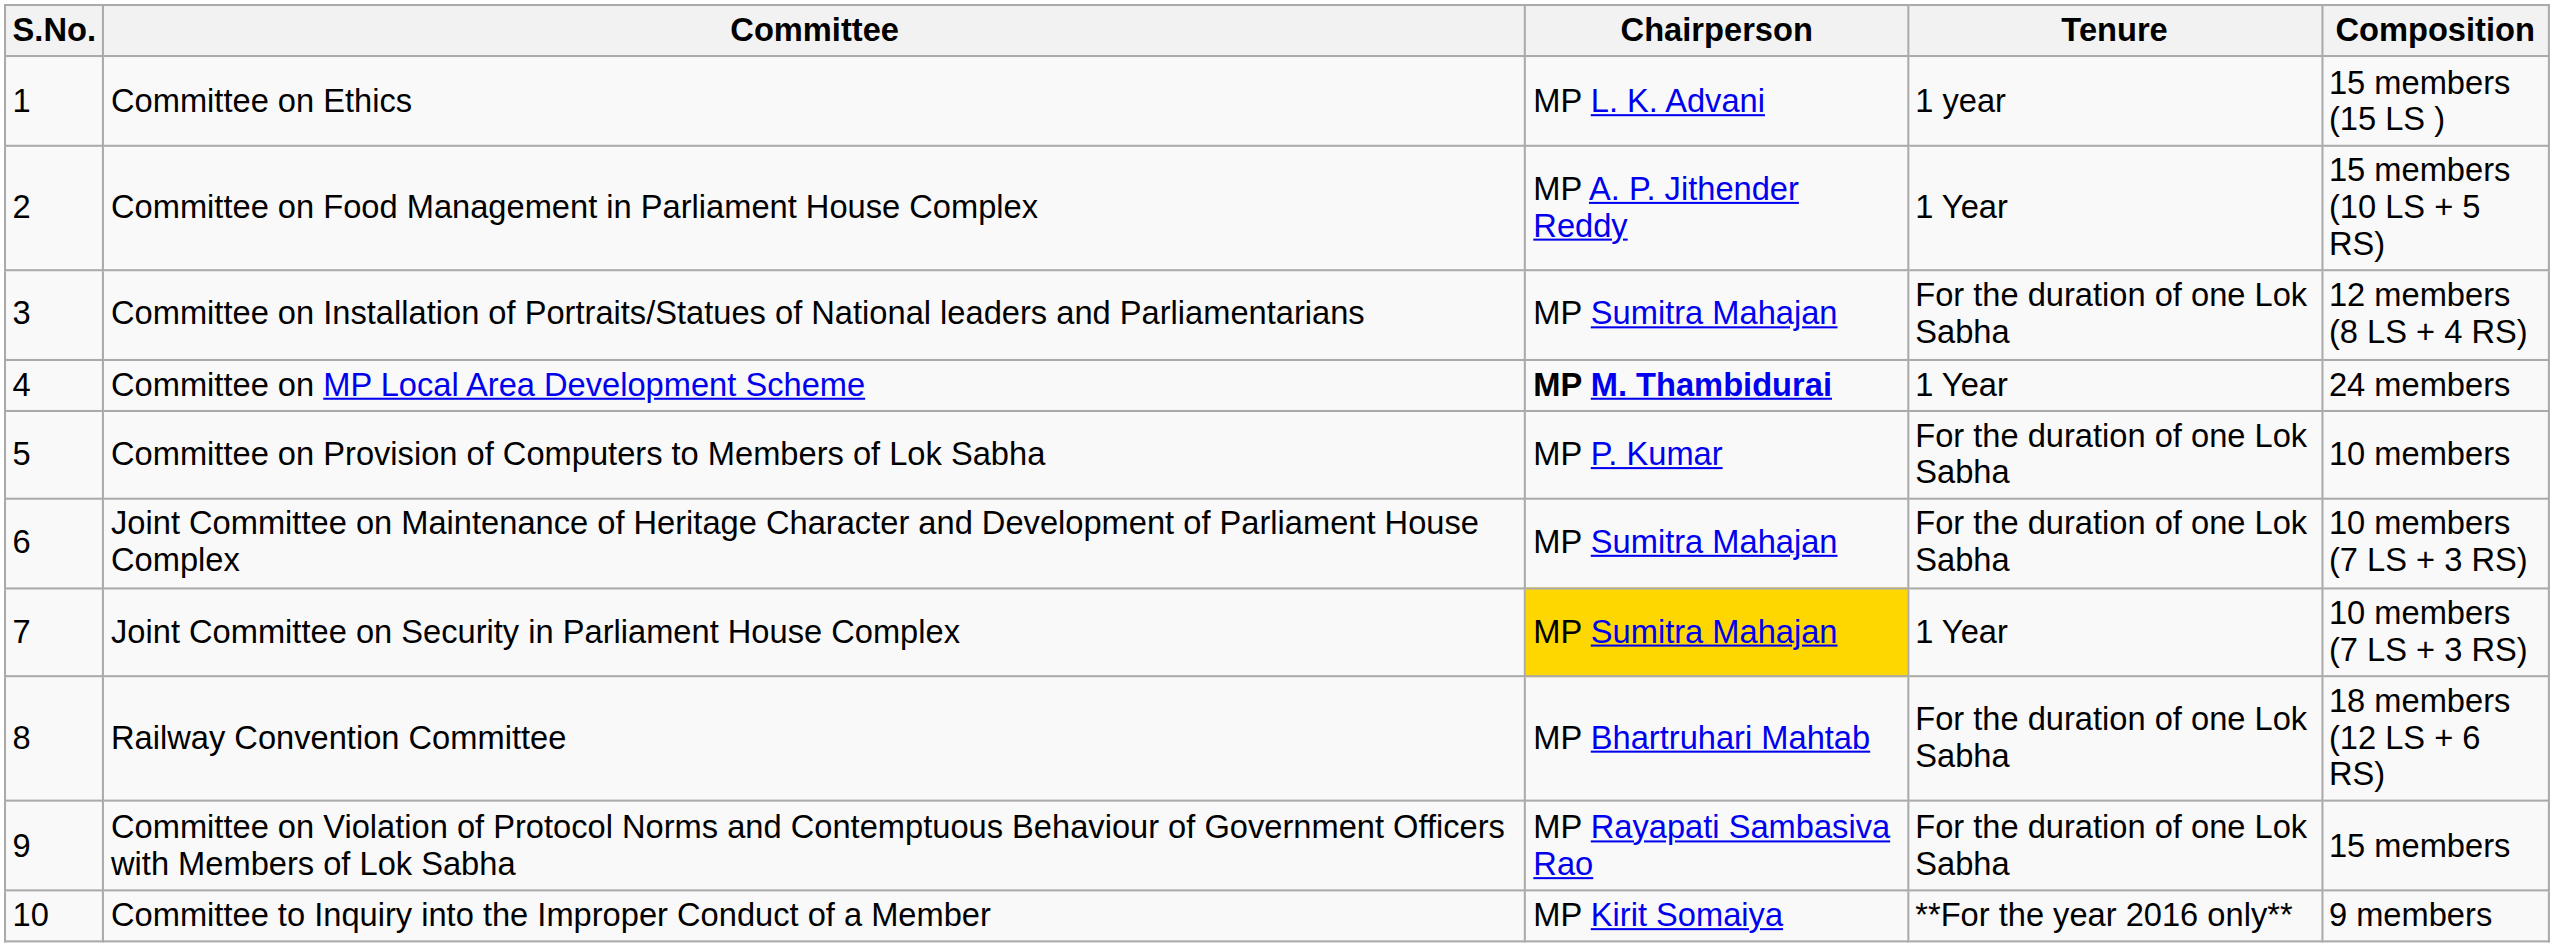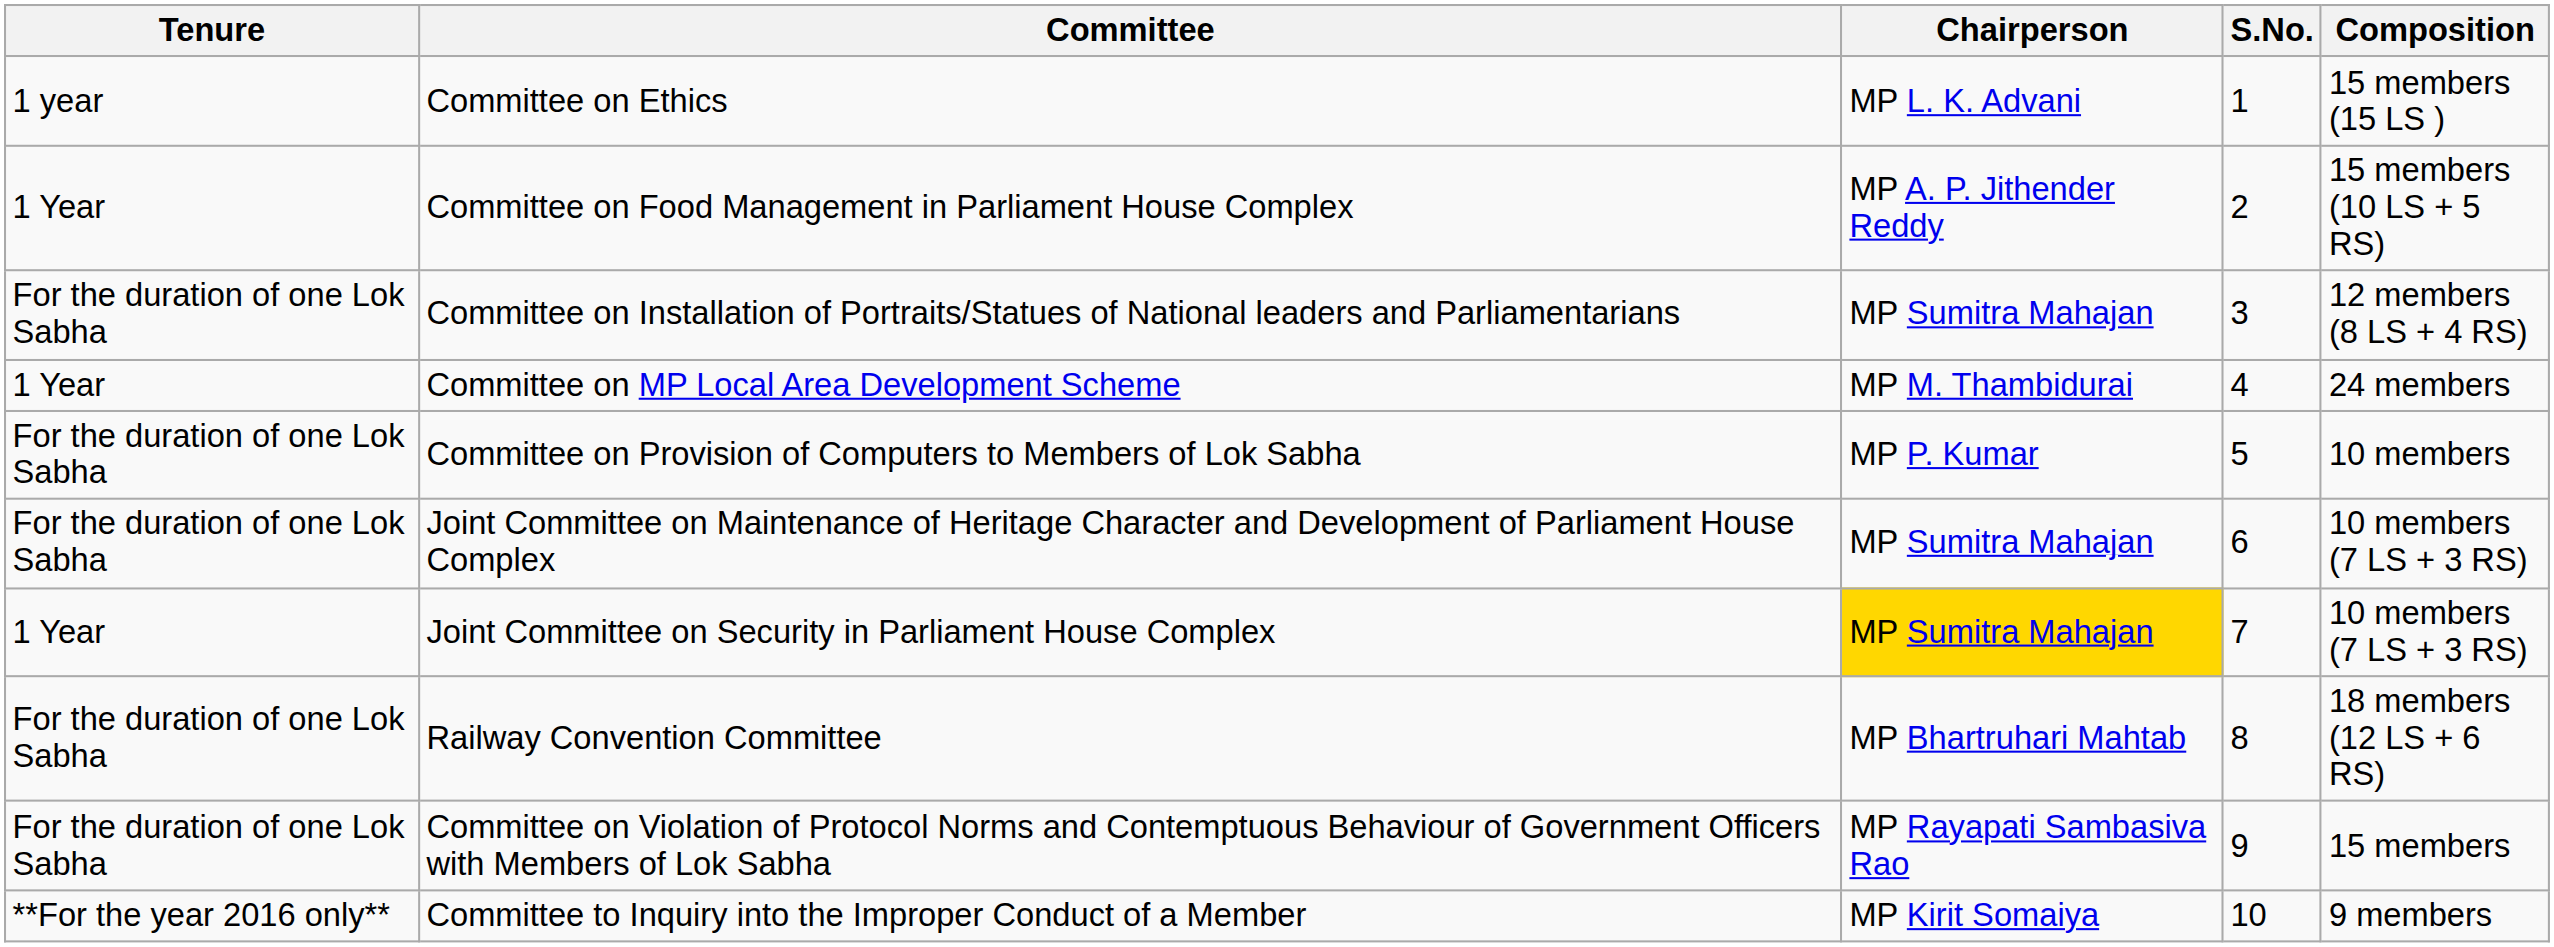columns swapped: (54, 30) <-> (2115, 30)
(1683, 384) bold -> (1991, 384) normal
